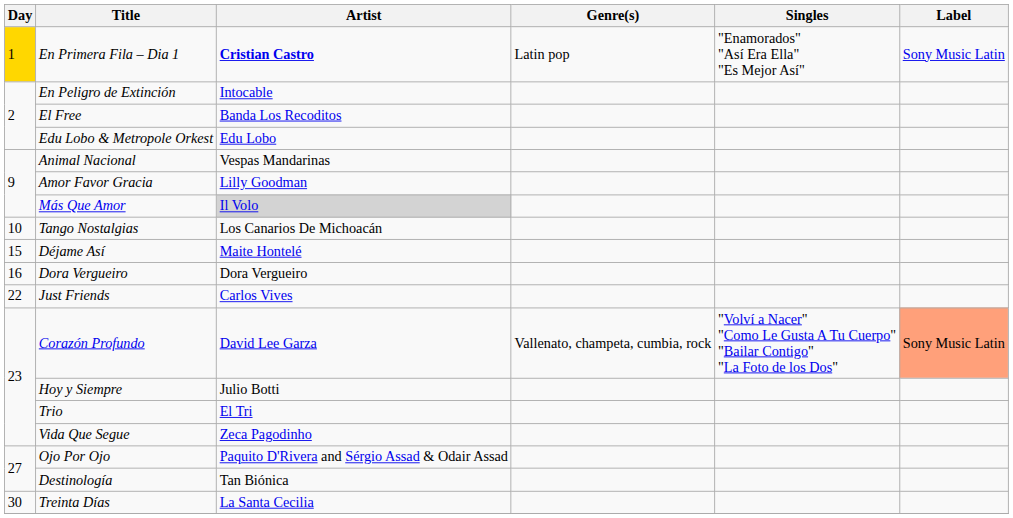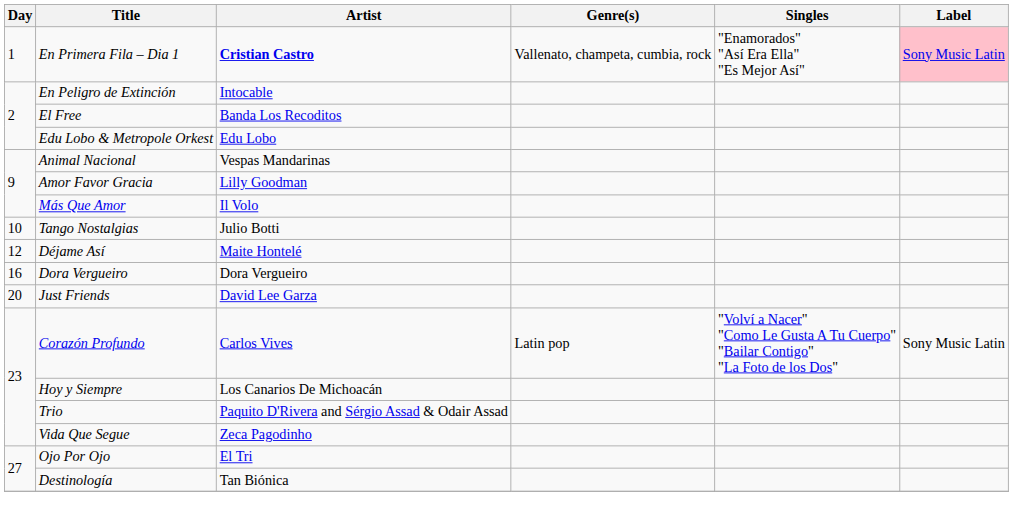(11, 54) gold background -> (11, 54) no background
(542, 54) Latin pop -> (613, 54) Vallenato, champeta, cumbia, rock
(954, 54) no background -> (954, 54) pink background
(239, 205) lightgrey background -> (239, 205) no background
(301, 228) Los Canarios De Michoacán -> (250, 228) Julio Botti
(15, 251) 15 -> (15, 251) 12
(15, 296) 22 -> (15, 296) 20
(256, 296) Carlos Vives -> (268, 296) David Lee Garza
(268, 342) David Lee Garza -> (256, 342) Carlos Vives
(613, 342) Vallenato, champeta, cumbia, rock -> (542, 342) Latin pop
(954, 342) lightsalmon background -> (954, 342) no background
(250, 389) Julio Botti -> (301, 389) Los Canarios De Michoacán
(236, 412) El Tri -> (364, 412) Paquito D'Rivera and Sérgio Assad & Odair Assad
(364, 457) Paquito D'Rivera and Sérgio Assad & Odair Assad -> (236, 457) El Tri
- row: (74, 502)
